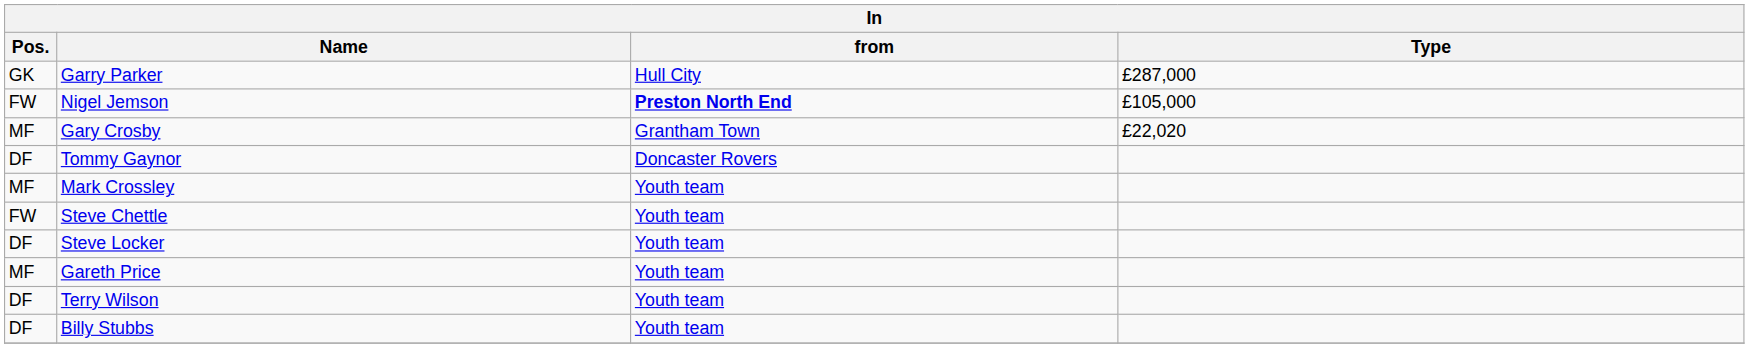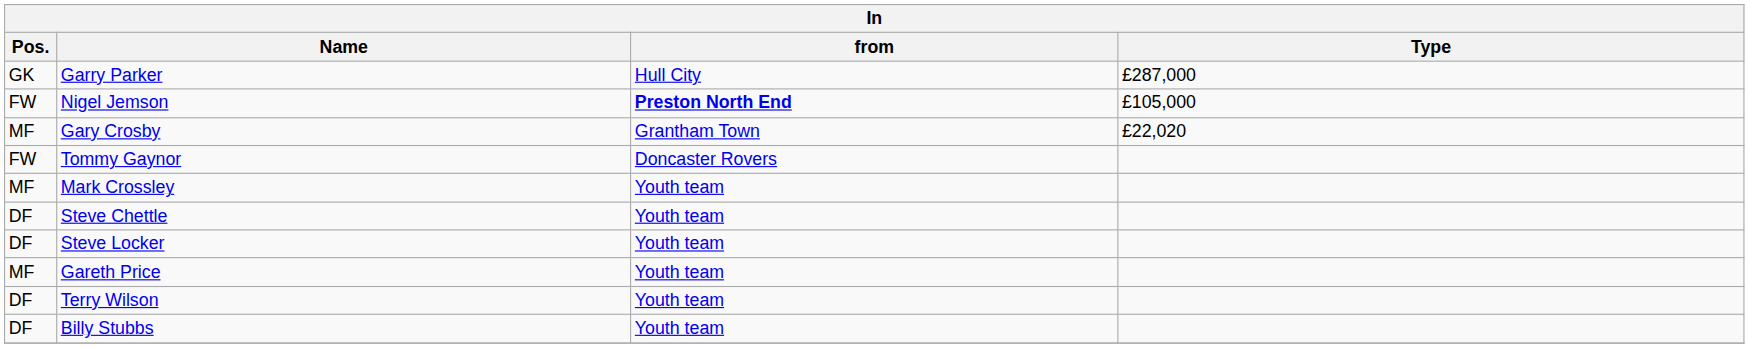(20, 159) DF -> (22, 159) FW
(22, 215) FW -> (20, 215) DF
